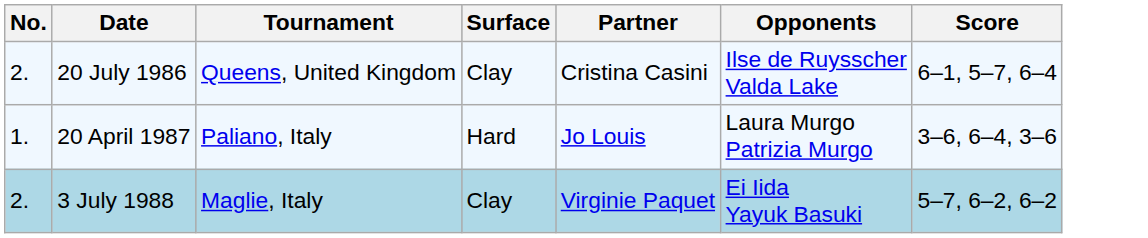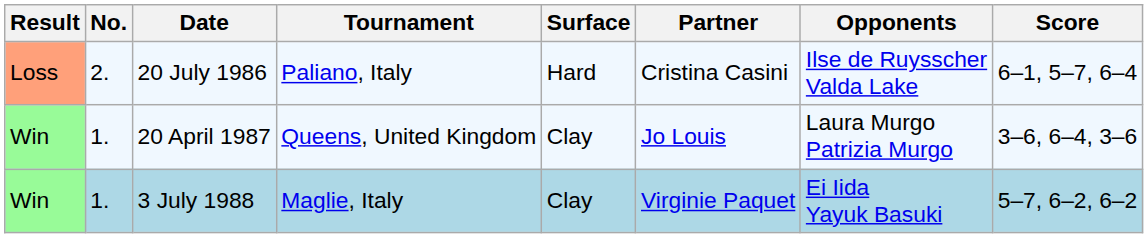+ column: (45, 22)
(329, 72) Queens, United Kingdom -> (347, 72) Paliano, Italy
(489, 72) Clay -> (572, 72) Hard
(266, 136) Paliano, Italy -> (409, 136) Queens, United Kingdom
(491, 136) Hard -> (570, 136) Clay
(20, 199) 2. -> (100, 199) 1.
